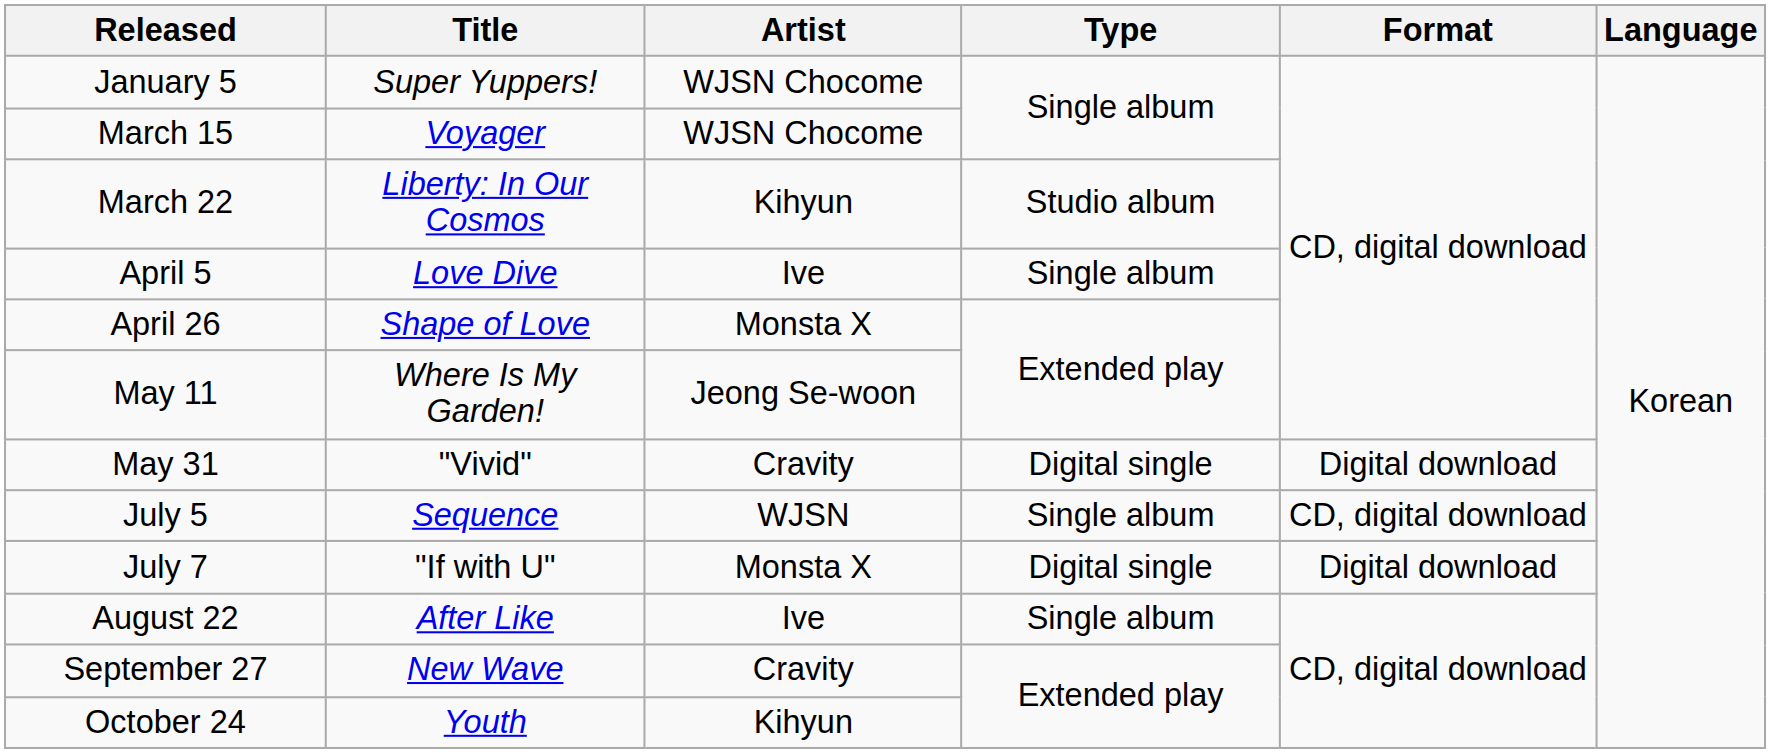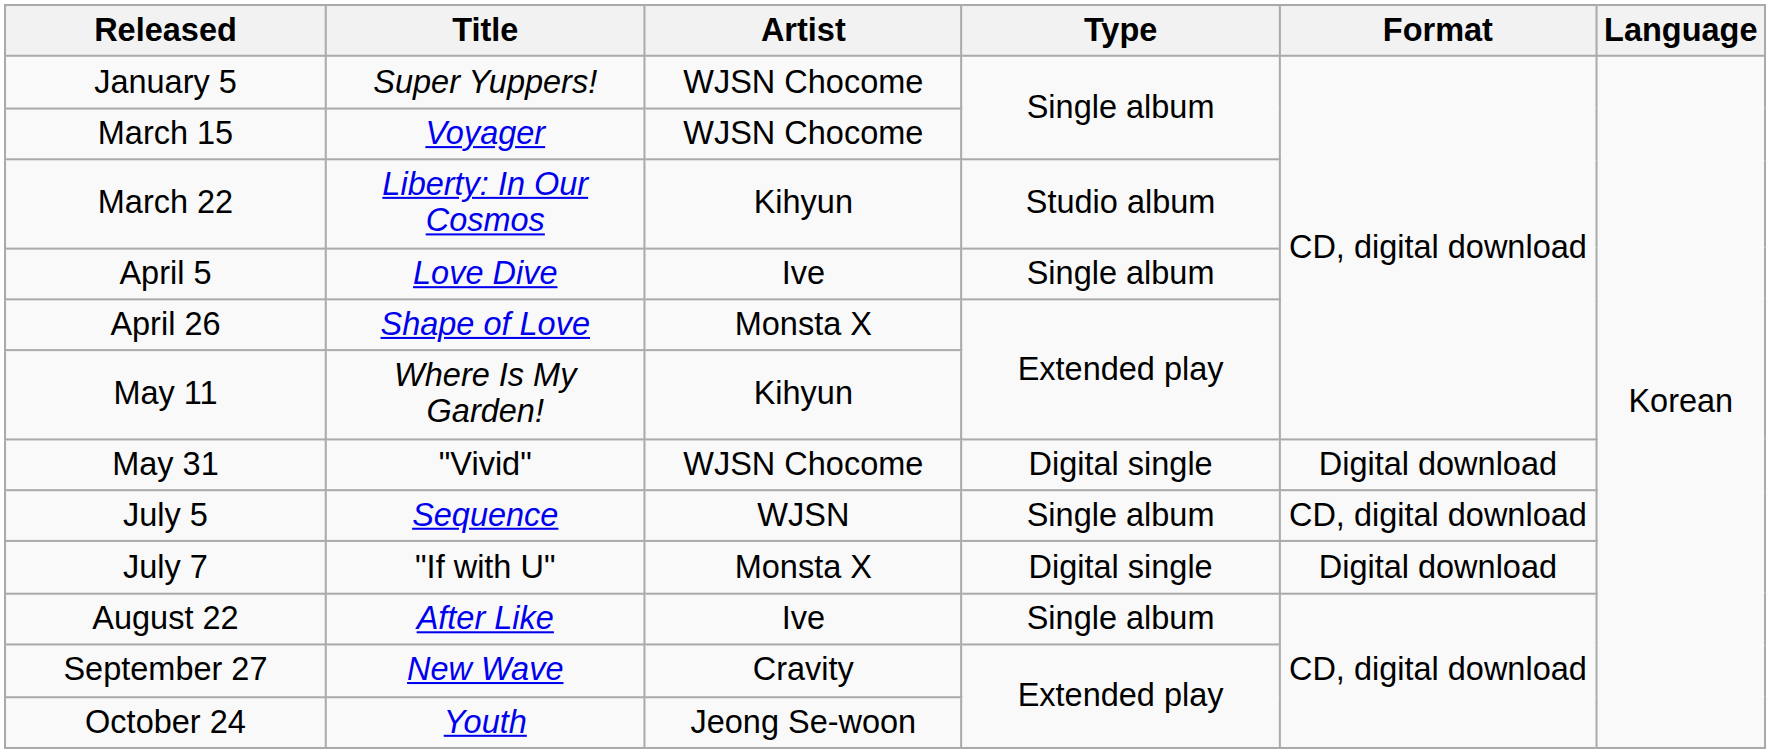(803, 394) Jeong Se-woon -> (803, 394) Kihyun
(803, 463) Cravity -> (803, 463) WJSN Chocome
(803, 721) Kihyun -> (803, 721) Jeong Se-woon
